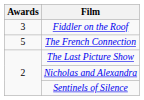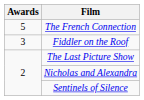rows swapped: (91, 42) <-> (91, 27)
